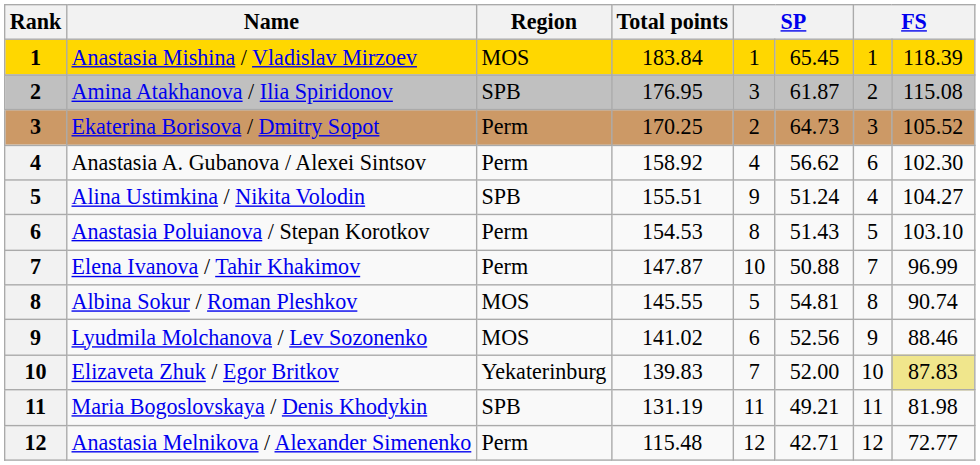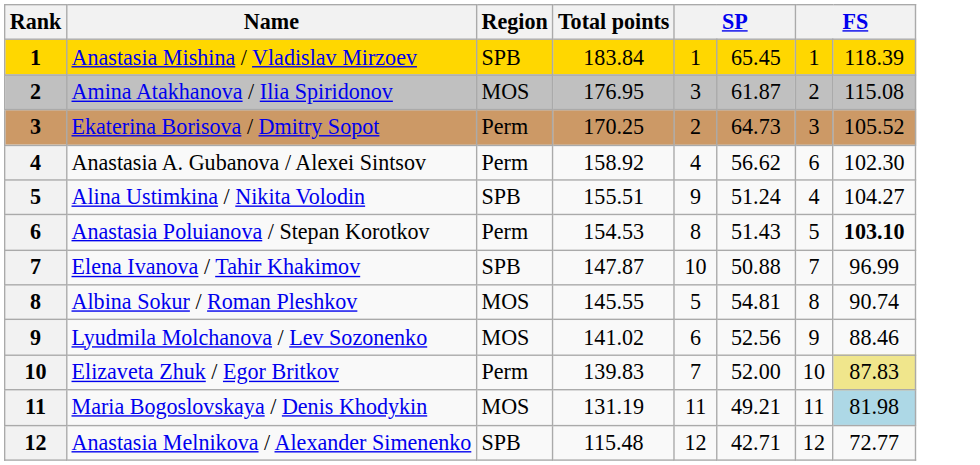(505, 57) MOS -> (501, 57) SPB
(501, 92) SPB -> (505, 92) MOS
(933, 232) normal -> (874, 232) bold
(505, 267) Perm -> (501, 267) SPB
(544, 372) Yekaterinburg -> (505, 372) Perm
(501, 407) SPB -> (505, 407) MOS
(933, 407) no background -> (874, 407) lightblue background
(505, 442) Perm -> (501, 442) SPB
